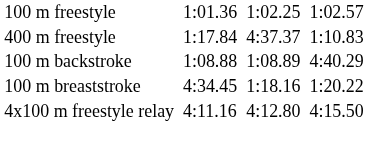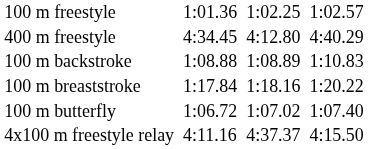(210, 37) 1:17.84 -> (210, 37) 4:34.45
(273, 37) 4:37.37 -> (273, 37) 4:12.80
(337, 37) 1:10.83 -> (337, 37) 4:40.29
(337, 61) 4:40.29 -> (337, 61) 1:10.83
(210, 86) 4:34.45 -> (210, 86) 1:17.84
+ row: (60, 110)
(273, 110) 4:12.80 -> (273, 135) 4:37.37
